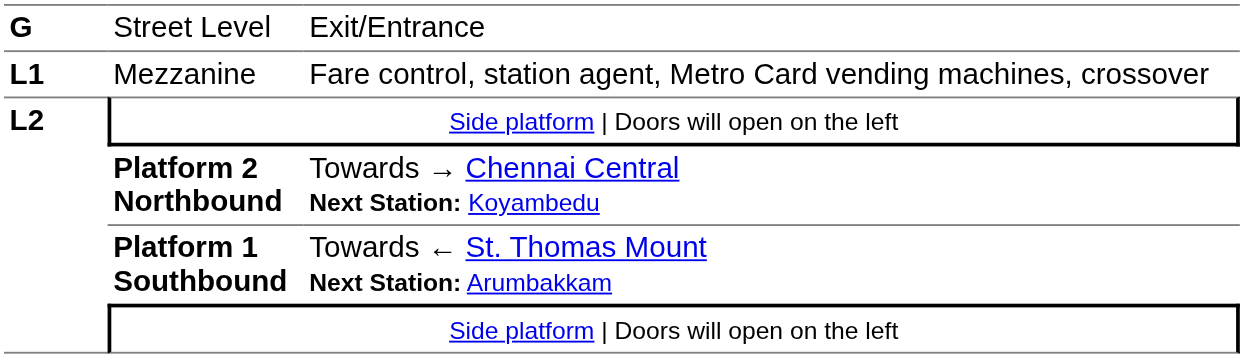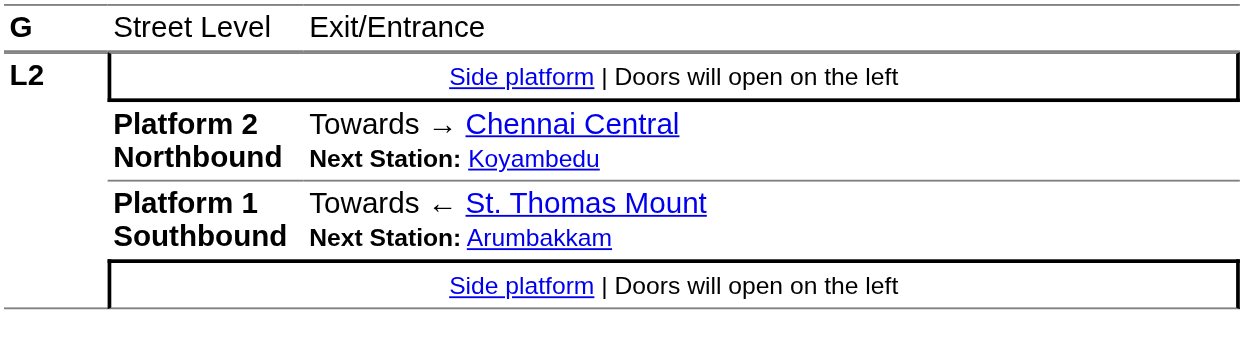- row: (185, 73)
